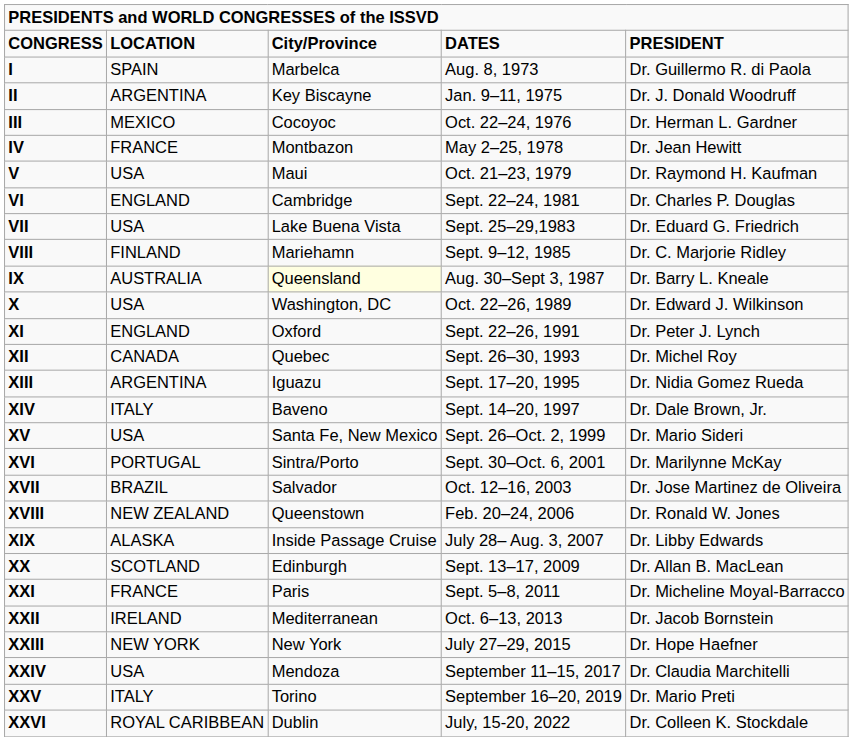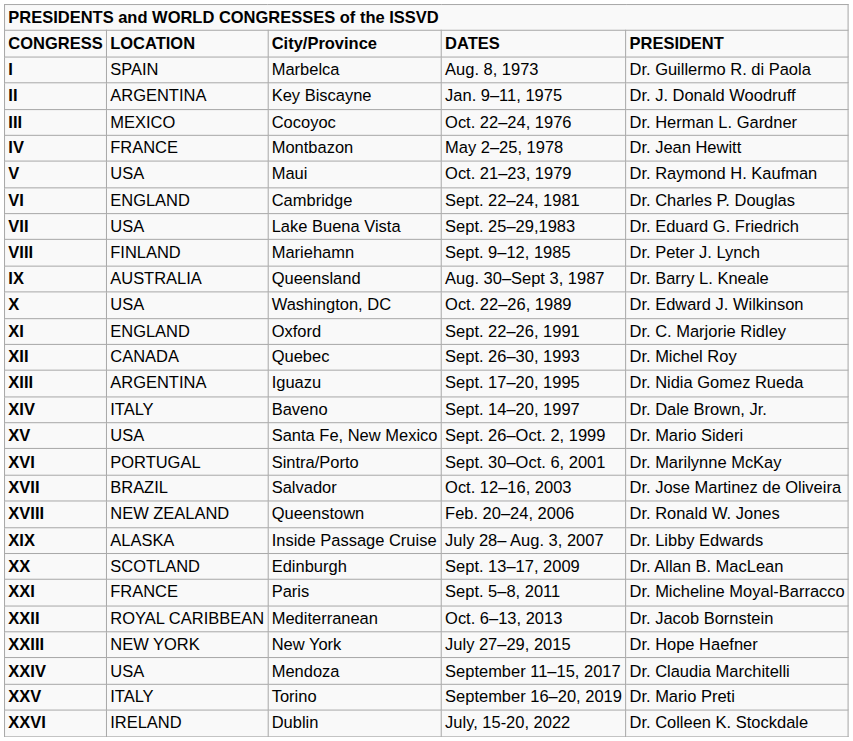(708, 252) Dr. C. Marjorie Ridley -> (695, 252) Dr. Peter J. Lynch
(316, 278) lightyellow background -> (316, 278) no background
(695, 331) Dr. Peter J. Lynch -> (708, 331) Dr. C. Marjorie Ridley
(146, 618) IRELAND -> (187, 618) ROYAL CARIBBEAN
(187, 723) ROYAL CARIBBEAN -> (146, 723) IRELAND
